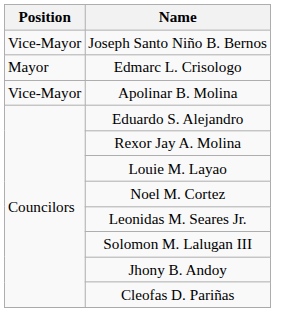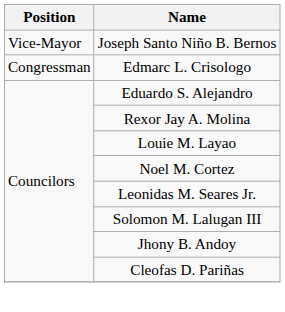(28, 68) Mayor -> (49, 68) Congressman
- row: (178, 93)
